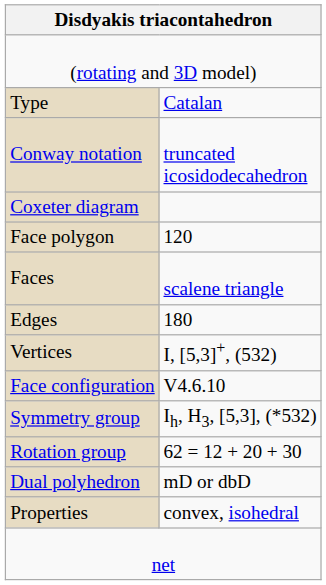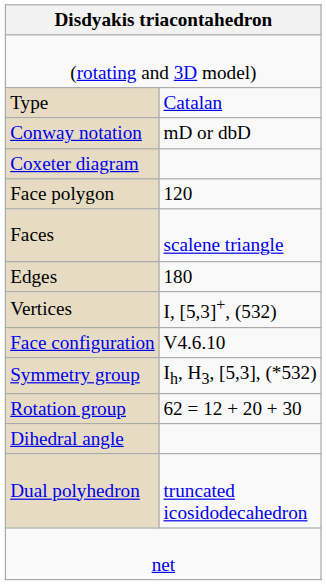(235, 165) truncated icosidodecahedron -> (207, 132) mD or dbD
+ row: (67, 438)
(207, 481) mD or dbD -> (235, 501) truncated icosidodecahedron
- row: (49, 512)
